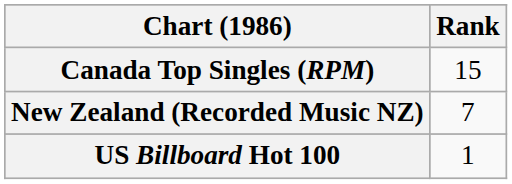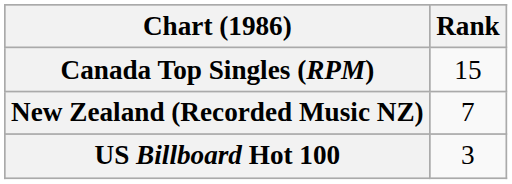(468, 155) 1 -> (468, 155) 3
